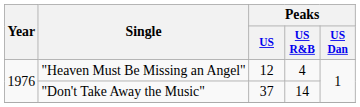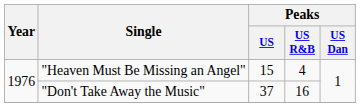(267, 70) 12 -> (267, 70) 15
(302, 92) 14 -> (302, 92) 16
